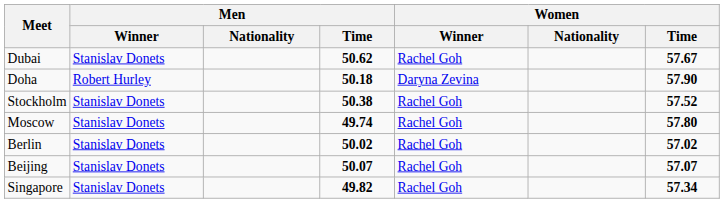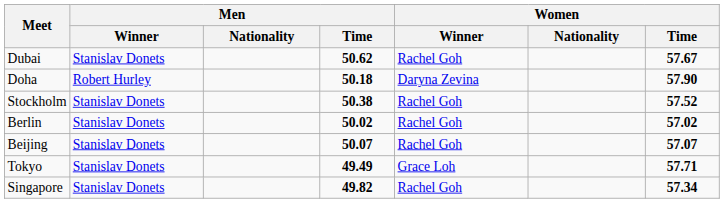- row: (31, 123)
+ row: (25, 166)
